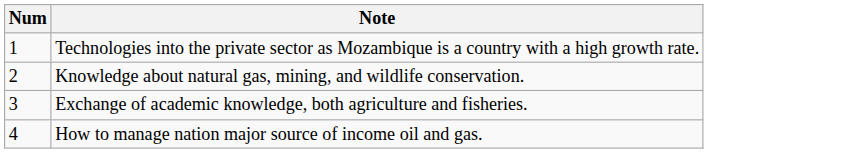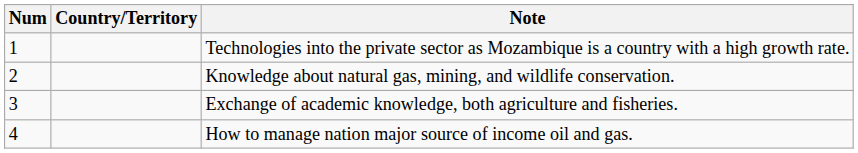+ column: (126, 18)
